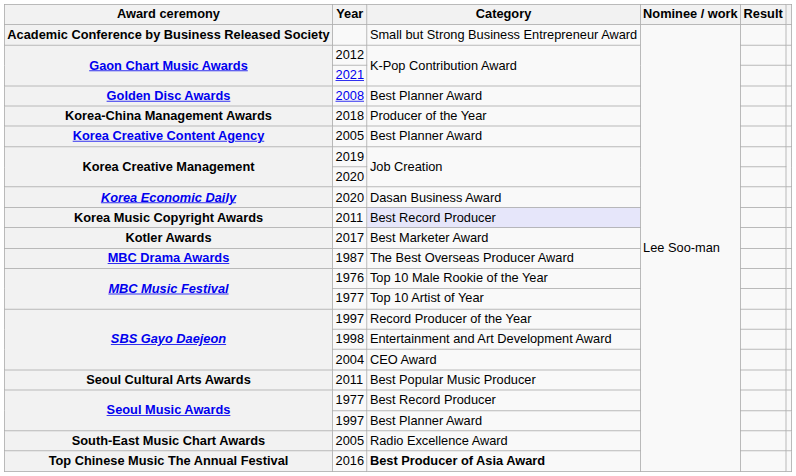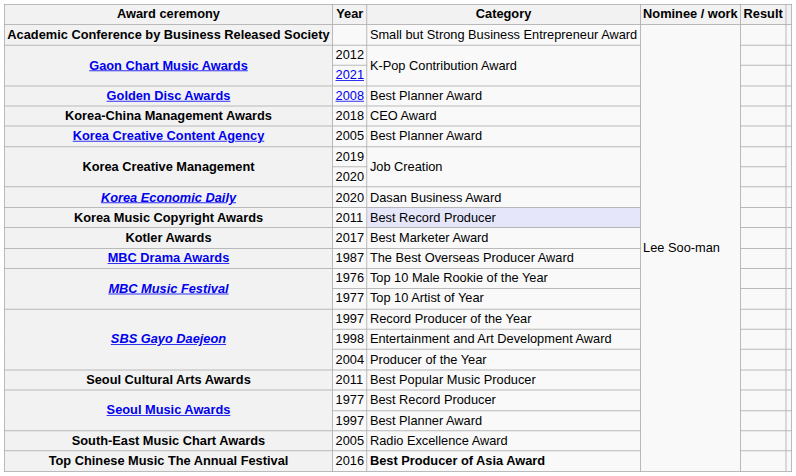(428, 116) Producer of the Year -> (403, 116) CEO Award
(403, 359) CEO Award -> (428, 359) Producer of the Year
